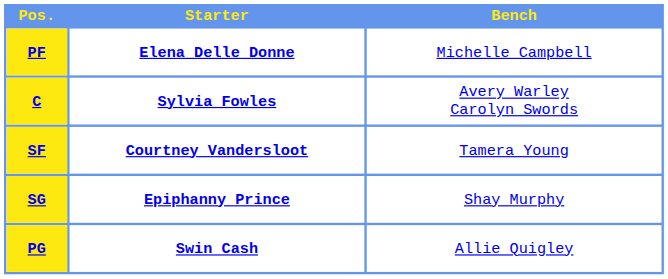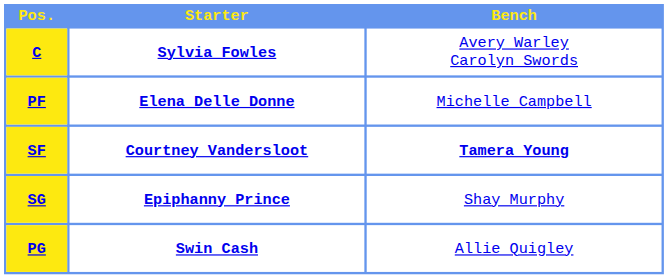rows swapped: (37, 101) <-> (37, 52)
(514, 150) normal -> (514, 150) bold
